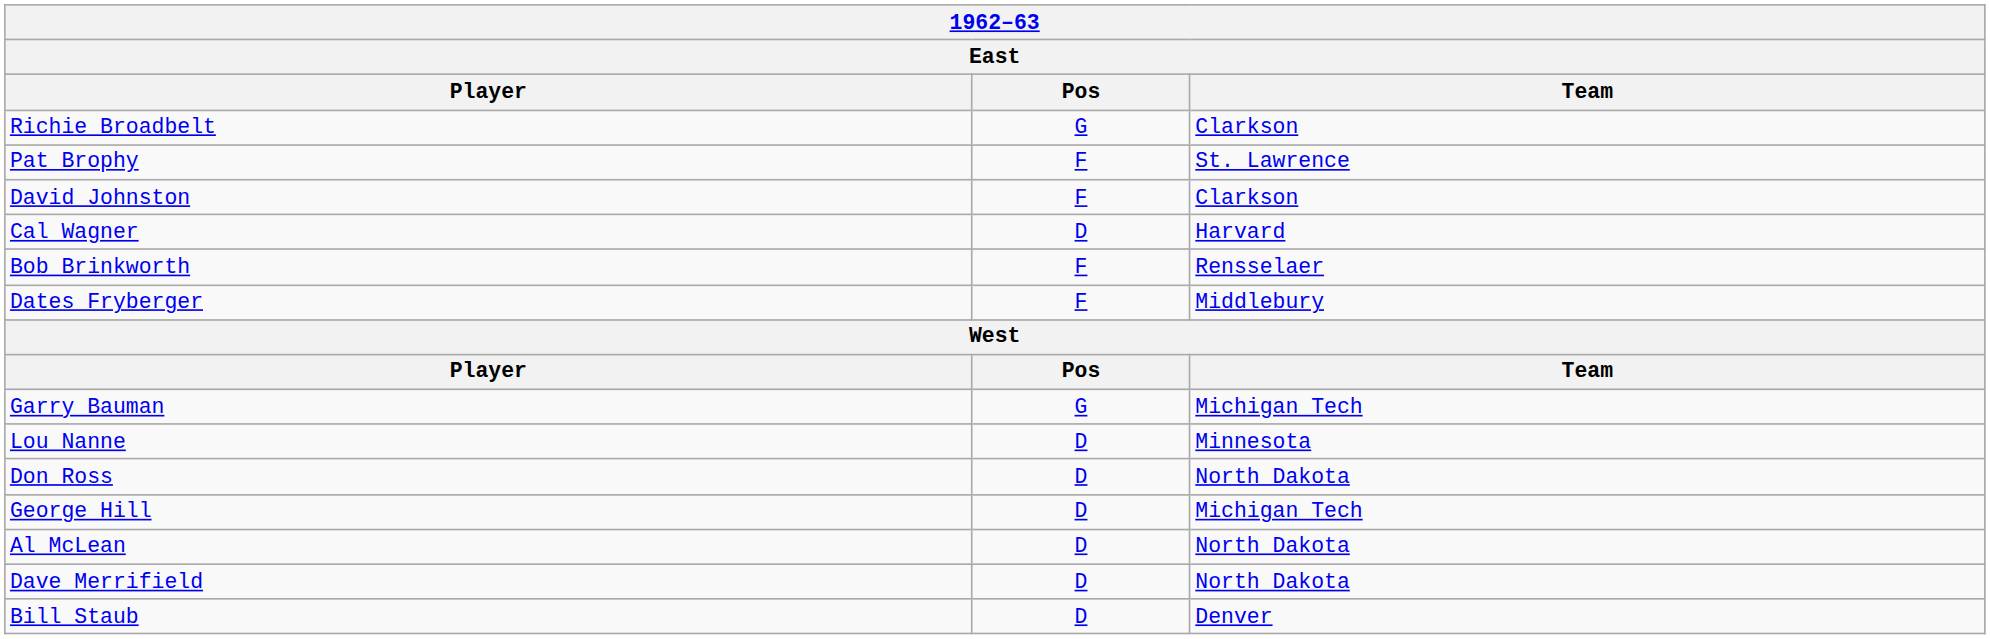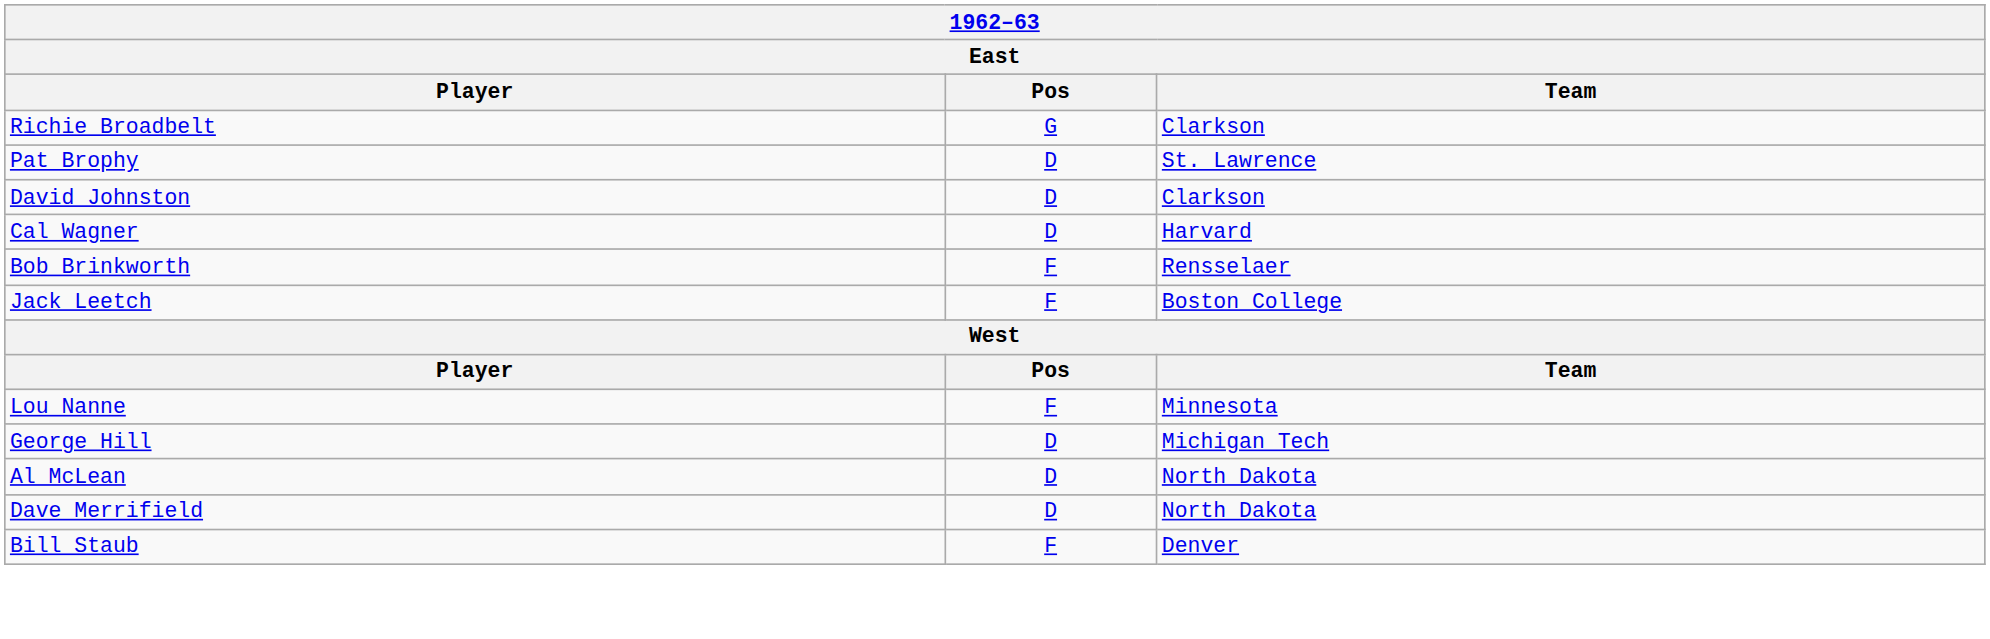(1081, 162) F -> (1051, 162) D
(1081, 197) F -> (1051, 197) D
+ row: (81, 302)
- row: (106, 302)
- row: (87, 407)
(1081, 442) D -> (1051, 407) F
- row: (61, 477)
(1081, 617) D -> (1051, 547) F
